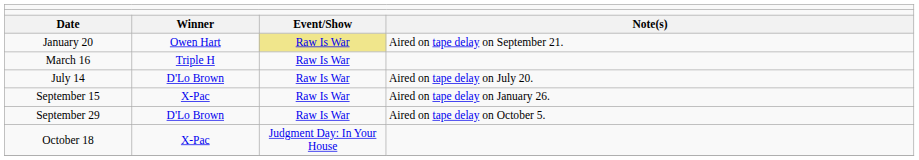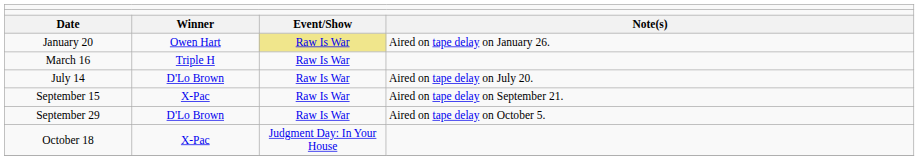(476, 42) Aired on tape delay on September 21. -> (469, 42) Aired on tape delay on January 26.
(469, 97) Aired on tape delay on January 26. -> (476, 97) Aired on tape delay on September 21.
